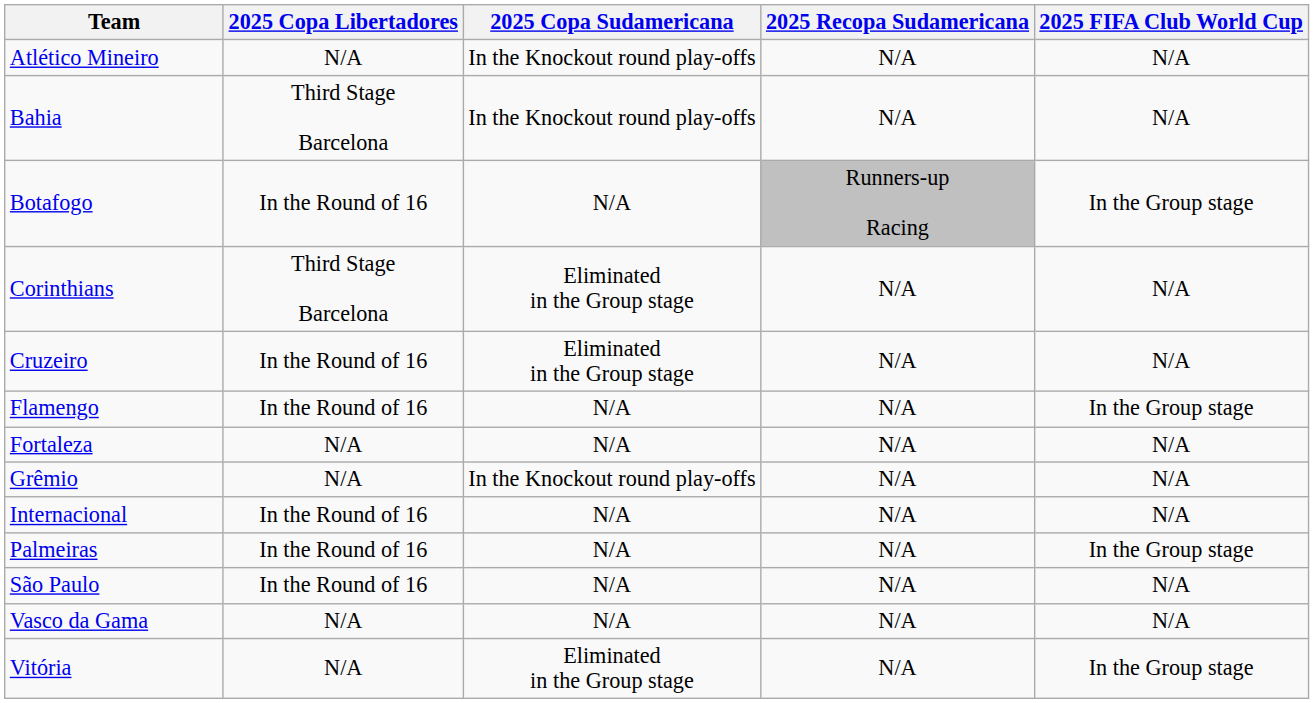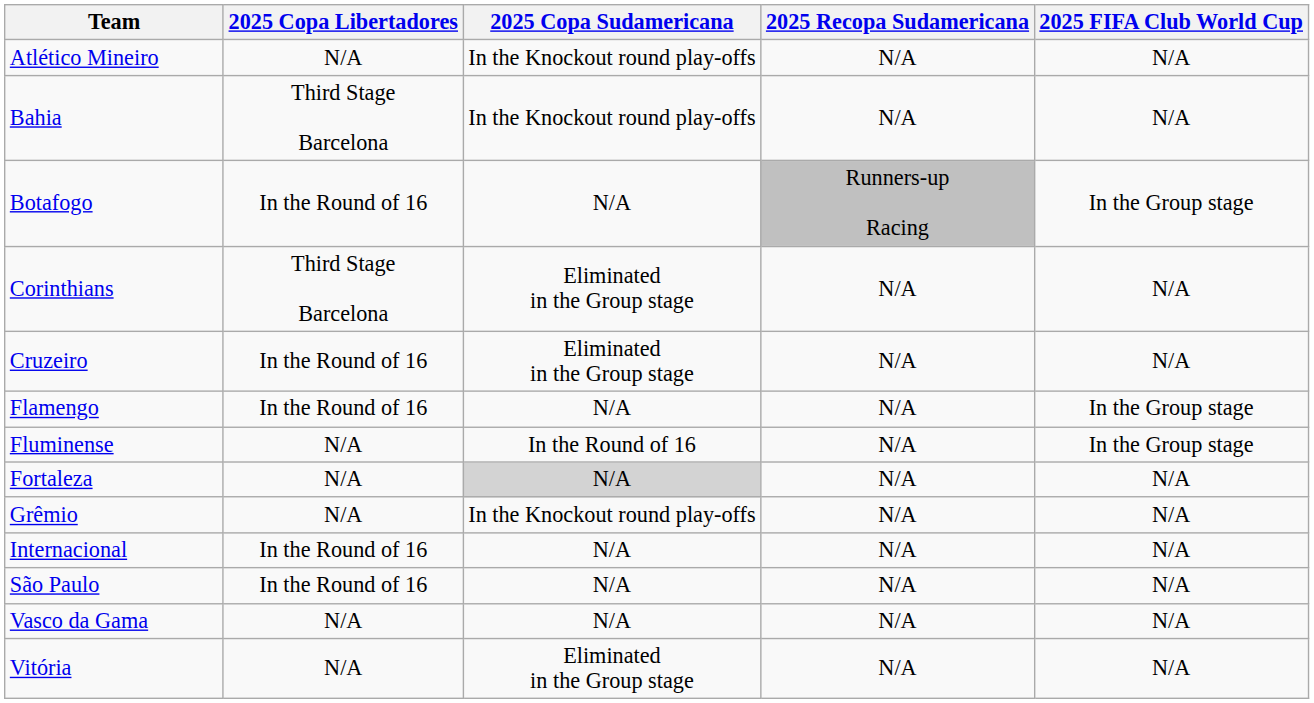+ row: (62, 444)
(612, 444) no background -> (612, 479) lightgrey background
- row: (54, 549)
(1171, 668) In the Group stage -> (1171, 668) N/A
